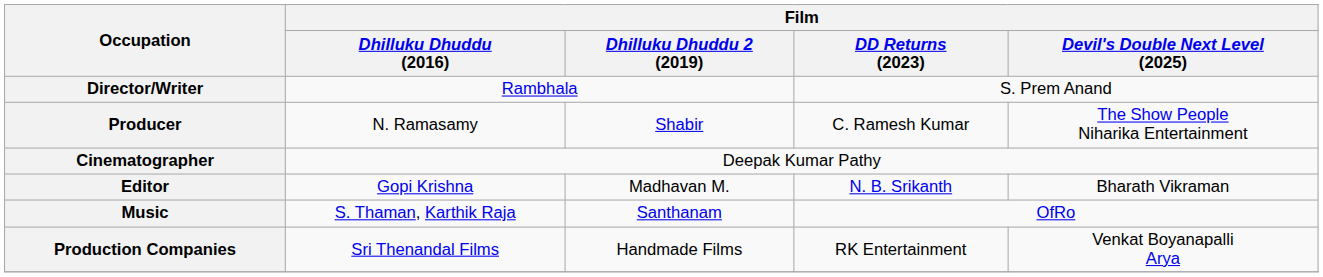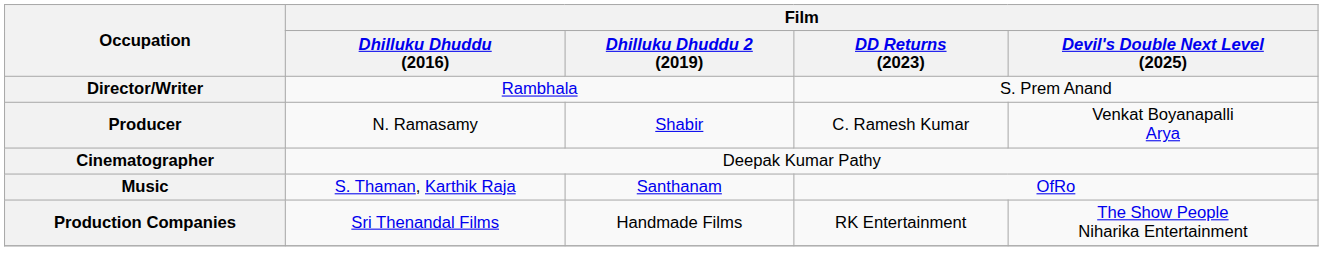(1163, 124) The Show People Niharika Entertainment -> (1163, 124) Venkat Boyanapalli Arya
- row: (145, 187)
(1163, 249) Venkat Boyanapalli Arya -> (1163, 222) The Show People Niharika Entertainment
